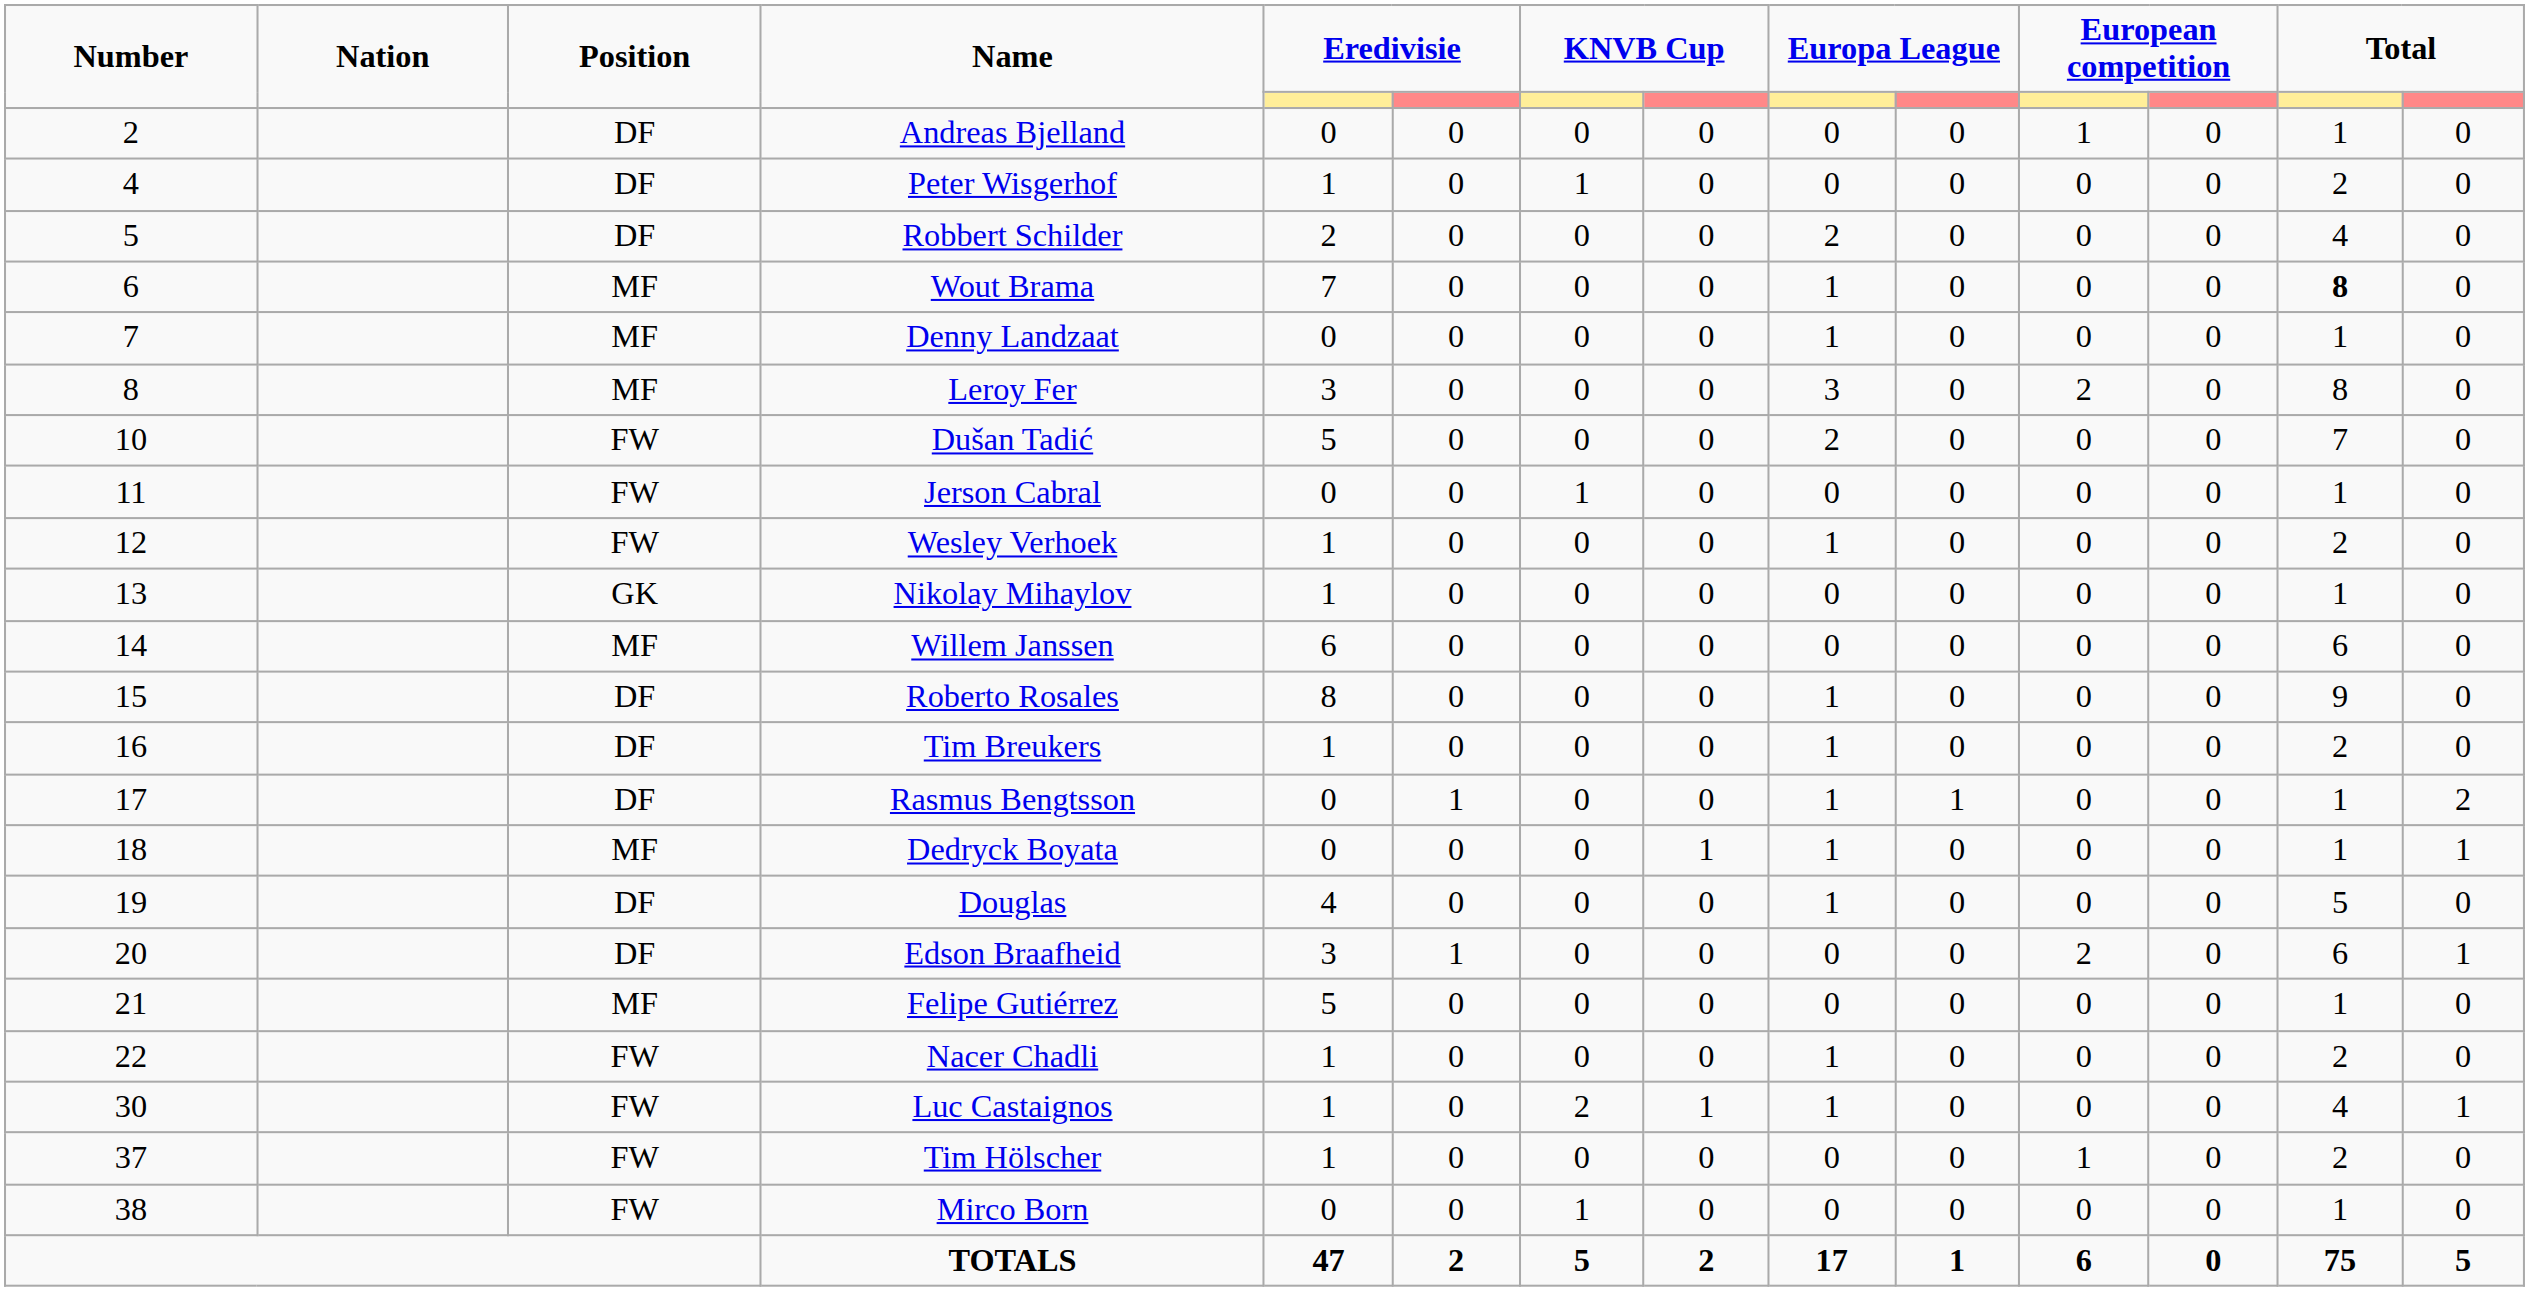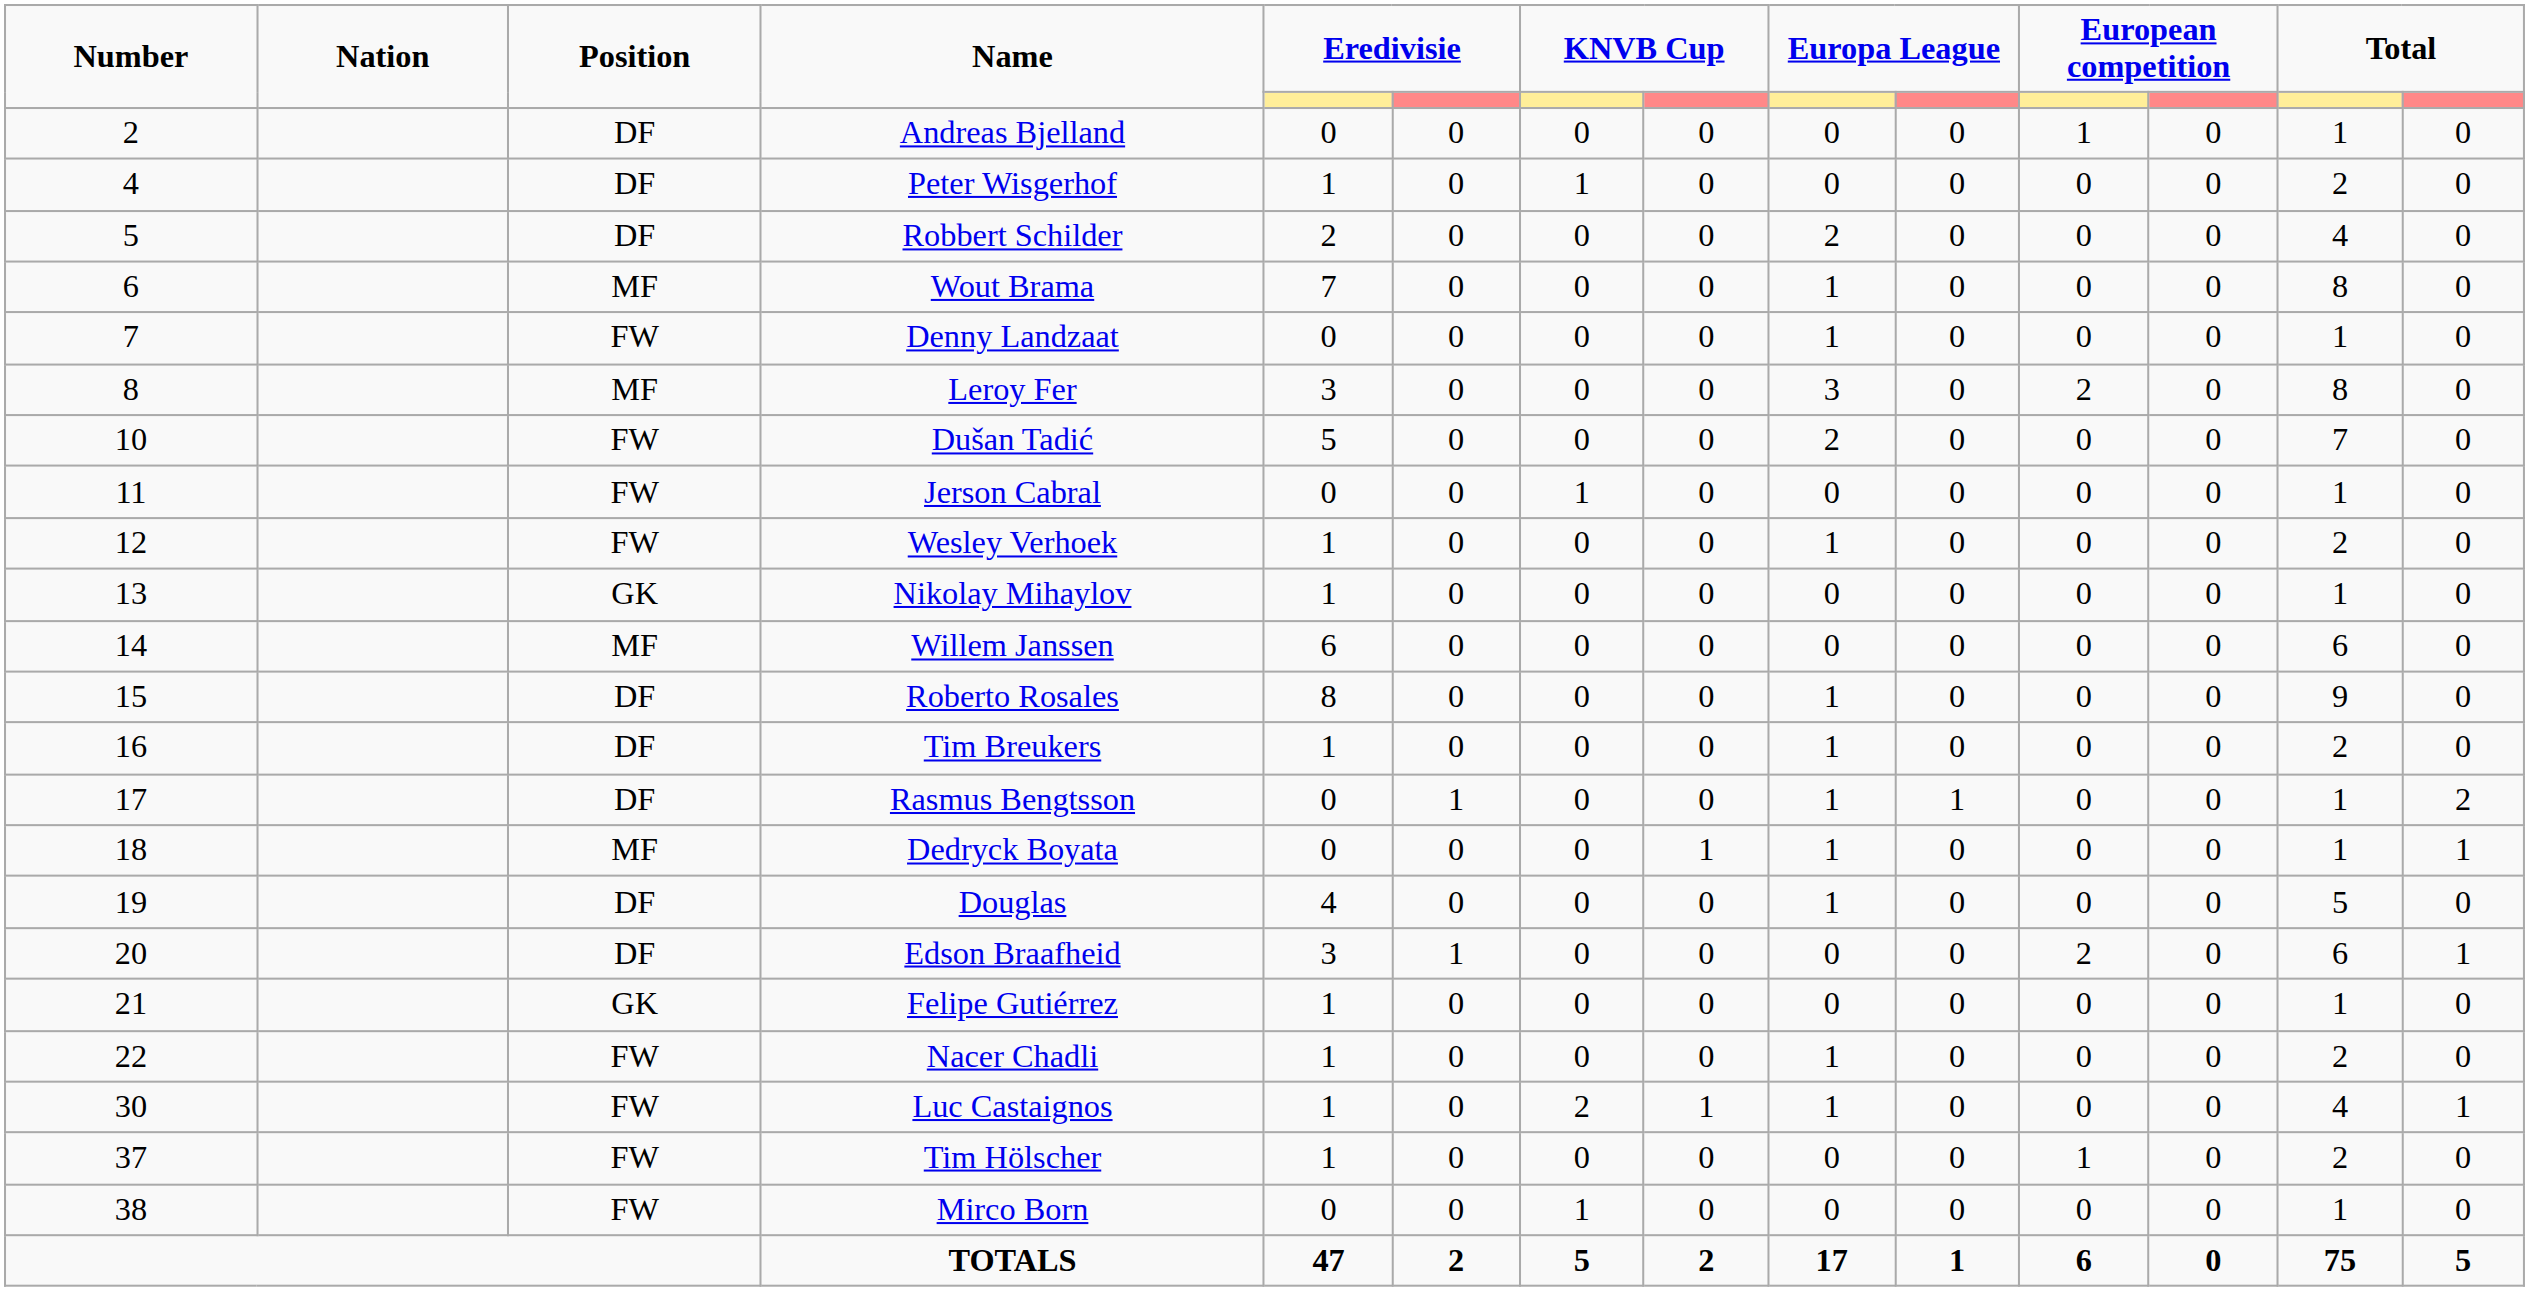(2340, 286) bold -> (2340, 286) normal
(635, 337) MF -> (635, 337) FW
(635, 1004) MF -> (635, 1004) GK
(1329, 1004) 5 -> (1329, 1004) 1
